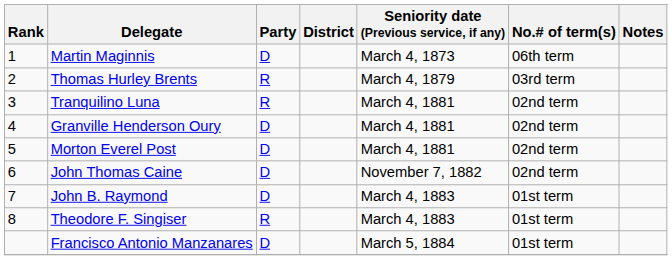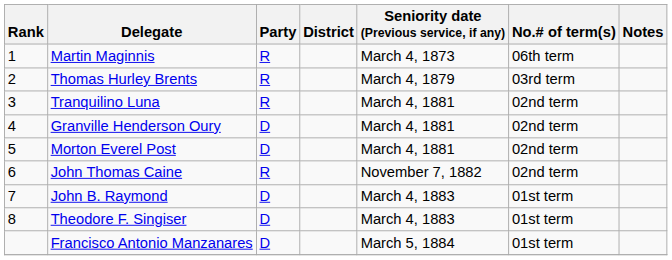(265, 56) D -> (265, 56) R
(265, 172) D -> (265, 172) R
(265, 219) R -> (265, 219) D
